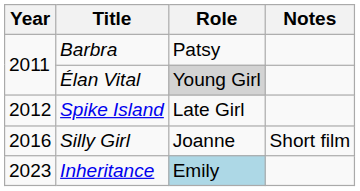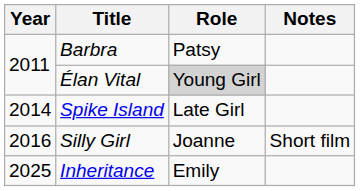(30, 110) 2012 -> (30, 110) 2014
(30, 170) 2023 -> (30, 170) 2025
(196, 170) lightblue background -> (196, 170) no background
